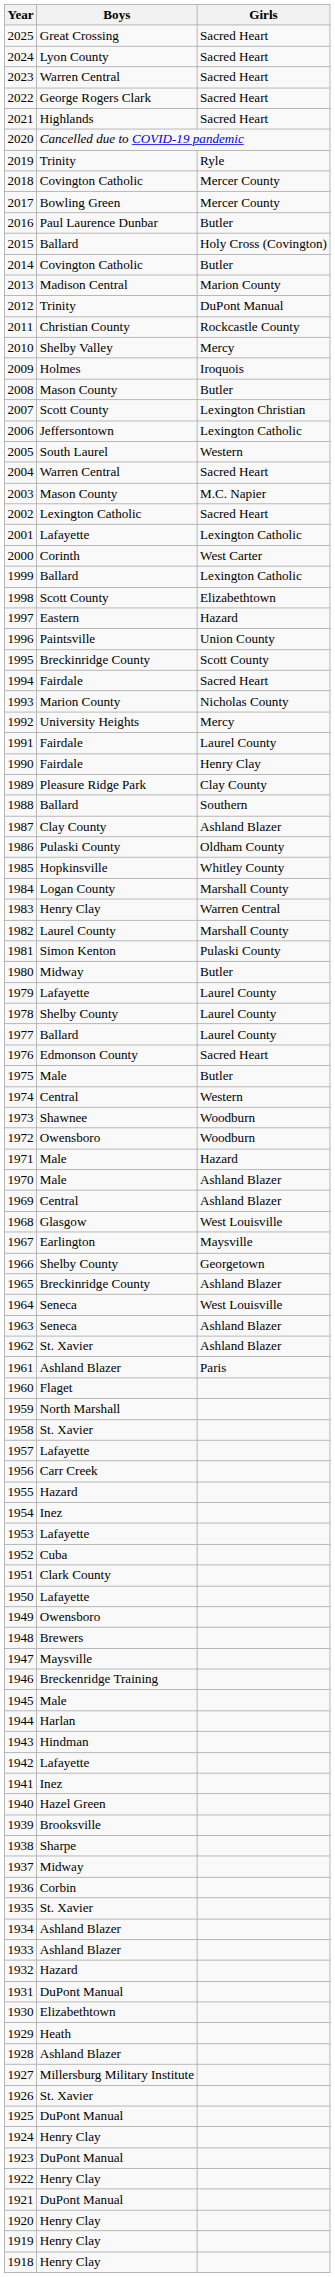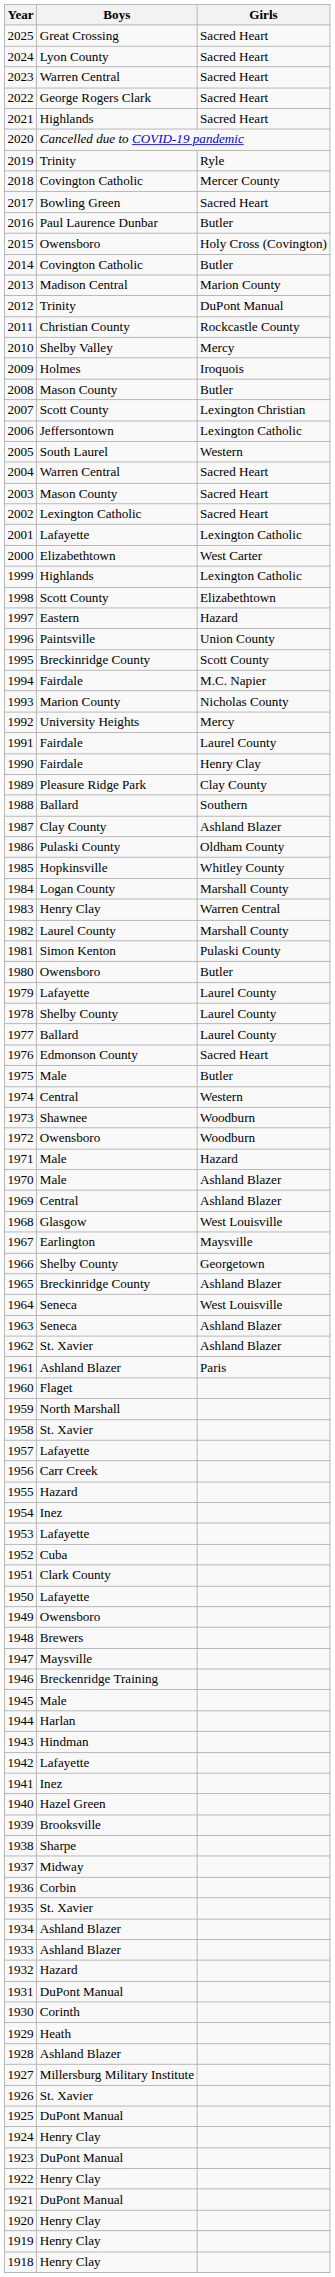(240, 202) Mercer County -> (234, 202) Sacred Heart
(59, 243) Ballard -> (70, 243) Owensboro
(233, 493) M.C. Napier -> (234, 493) Sacred Heart
(60, 555) Corinth -> (78, 555) Elizabethtown
(59, 576) Ballard -> (67, 576) Highlands
(234, 680) Sacred Heart -> (233, 680) M.C. Napier
(62, 972) Midway -> (70, 972) Owensboro
(78, 2012) Elizabethtown -> (60, 2012) Corinth
